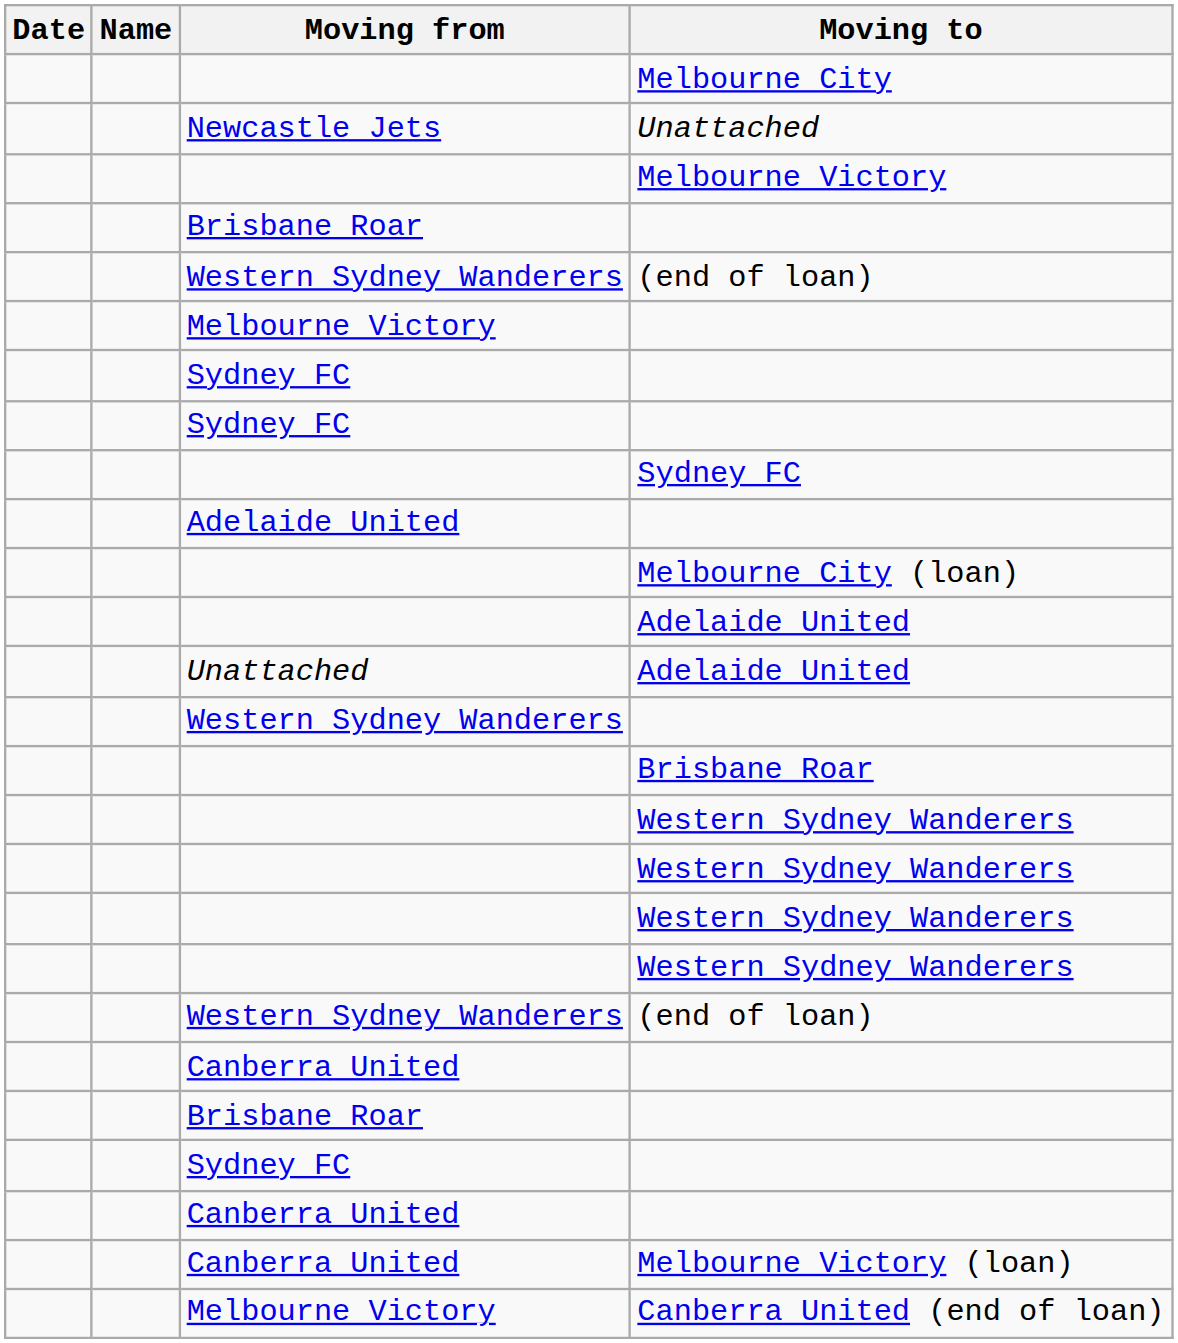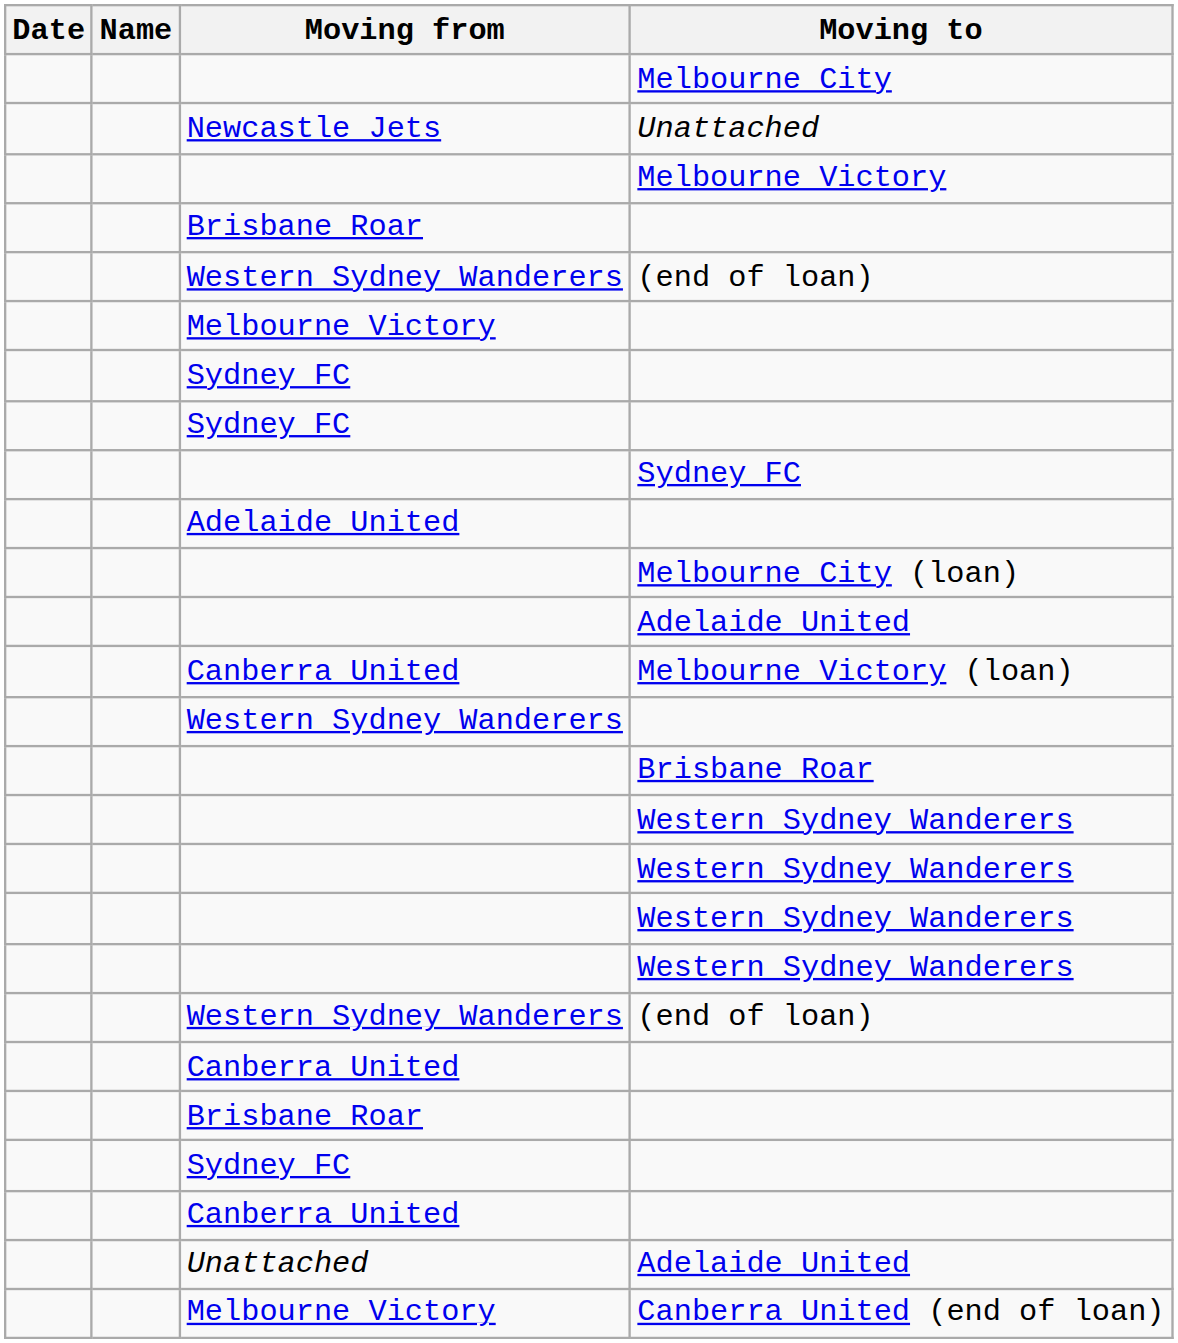rows swapped: (278, 672) <-> (323, 1264)
